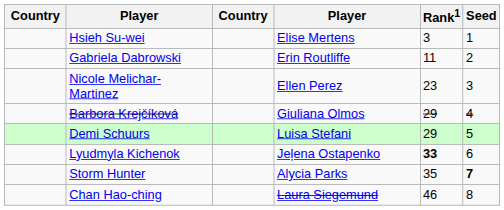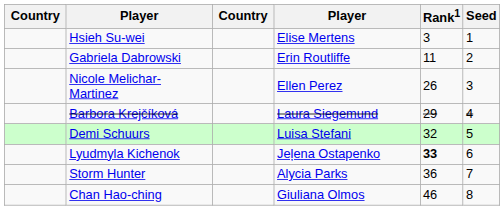(430, 86) 23 -> (430, 86) 26
(321, 113) Giuliana Olmos -> (328, 113) Laura Siegemund
(430, 134) 29 -> (430, 134) 32
(430, 174) 35 -> (430, 174) 36
(470, 174) bold -> (470, 174) normal
(328, 194) Laura Siegemund -> (321, 194) Giuliana Olmos
